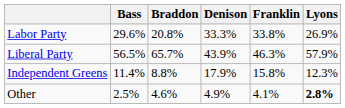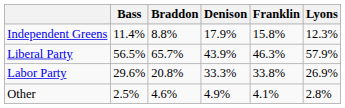rows swapped: (37, 34) <-> (57, 73)
(320, 93) bold -> (319, 93) normal
